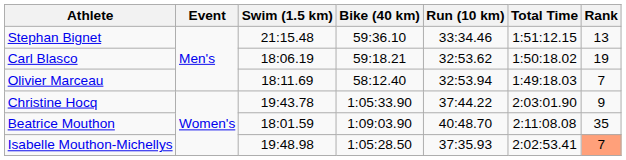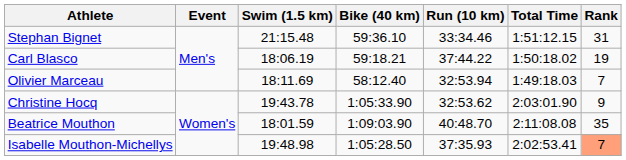(601, 37) 13 -> (601, 37) 31
(465, 59) 32:53.62 -> (465, 59) 37:44.22
(465, 102) 37:44.22 -> (465, 102) 32:53.62
